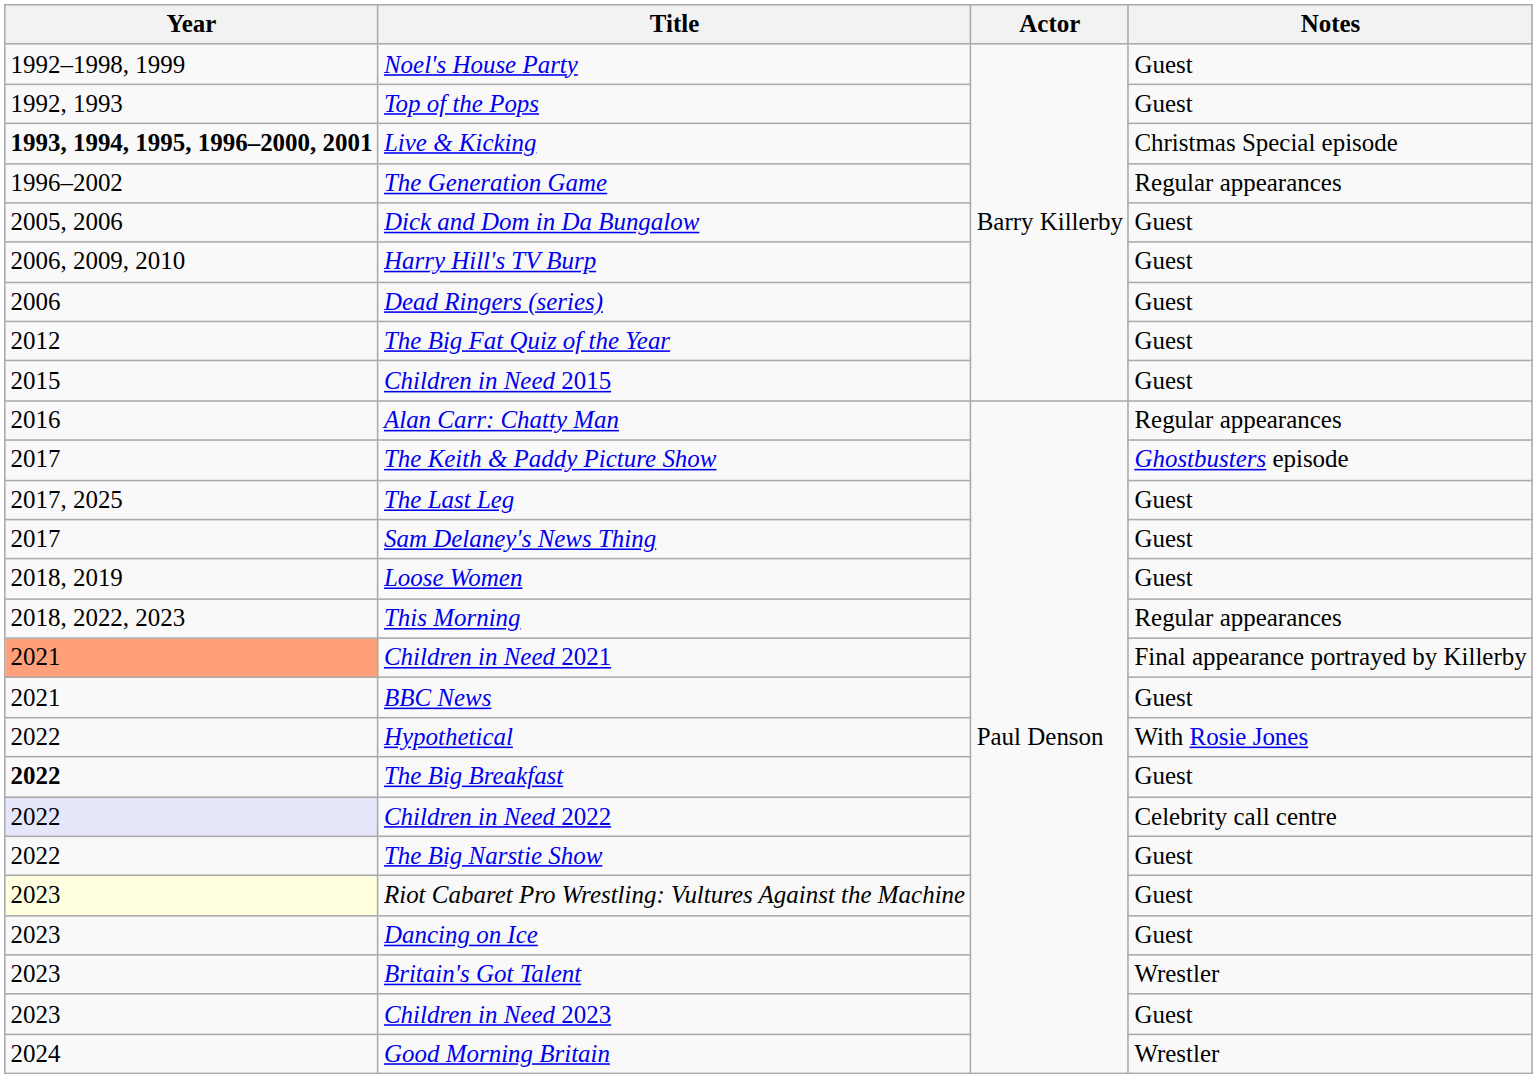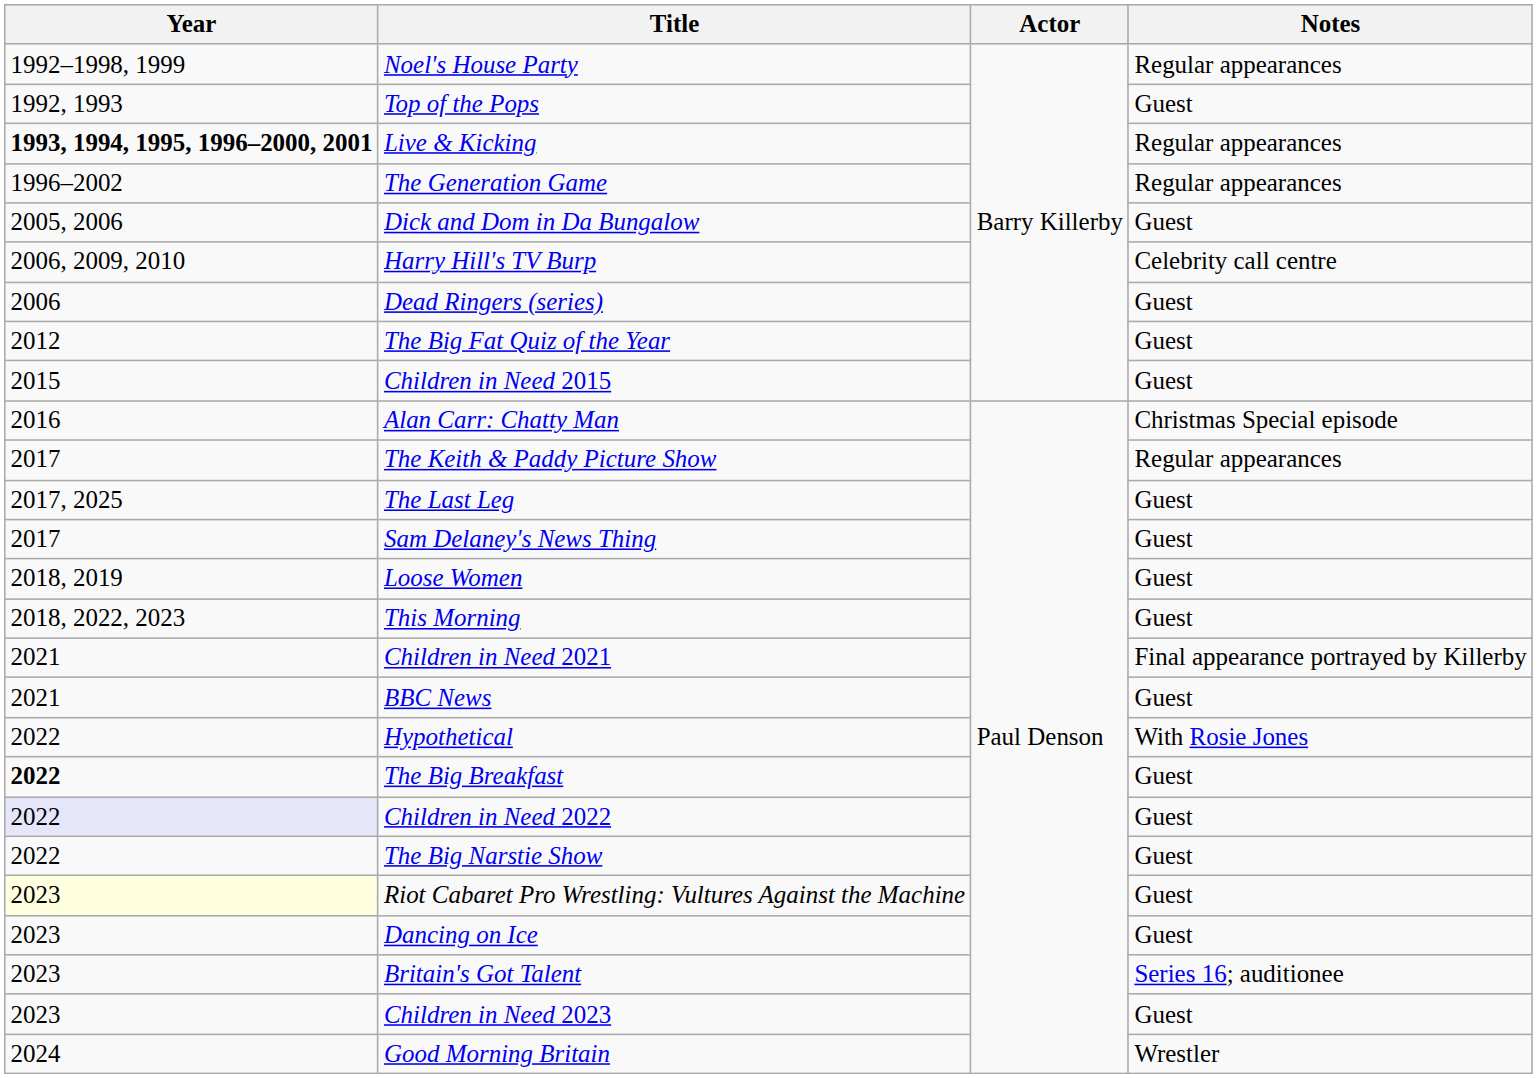(1164, 63) Guest -> (1238, 63) Regular appearances
(1266, 143) Christmas Special episode -> (1238, 143) Regular appearances
(1164, 261) Guest -> (1236, 261) Celebrity call centre
(1238, 420) Regular appearances -> (1266, 420) Christmas Special episode
(1242, 459) Ghostbusters episode -> (1238, 459) Regular appearances
(1238, 618) Regular appearances -> (1164, 618) Guest
(35, 657) lightsalmon background -> (35, 657) no background
(1236, 815) Celebrity call centre -> (1164, 815) Guest
(1177, 974) Wrestler -> (1239, 974) Series 16; auditionee
